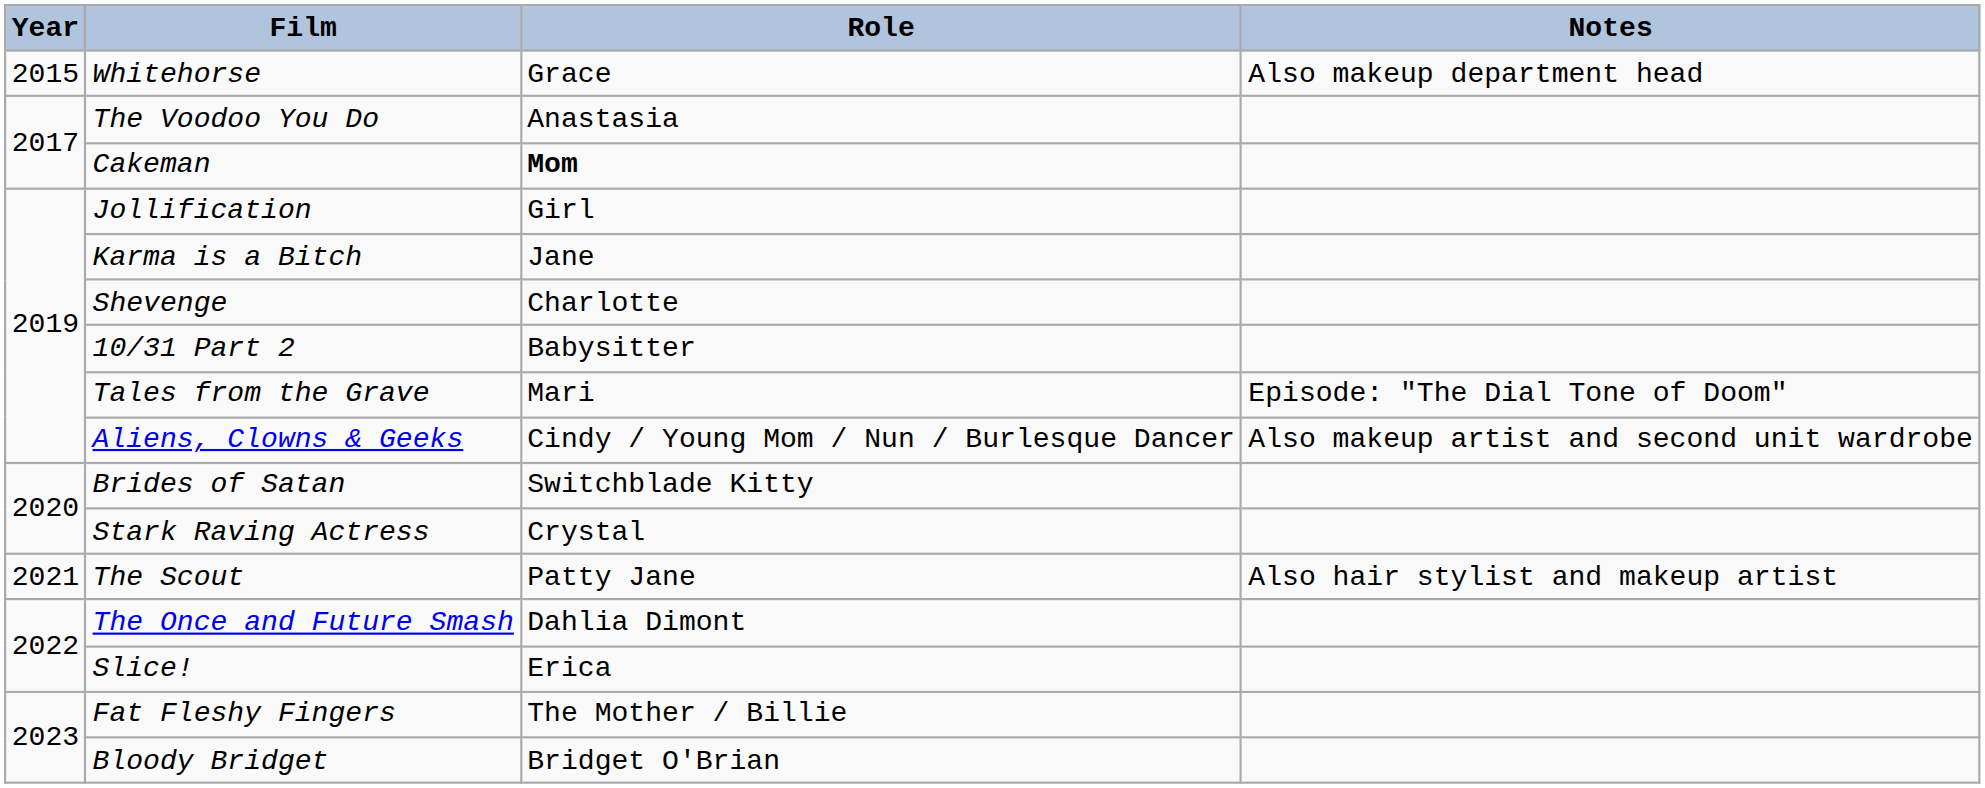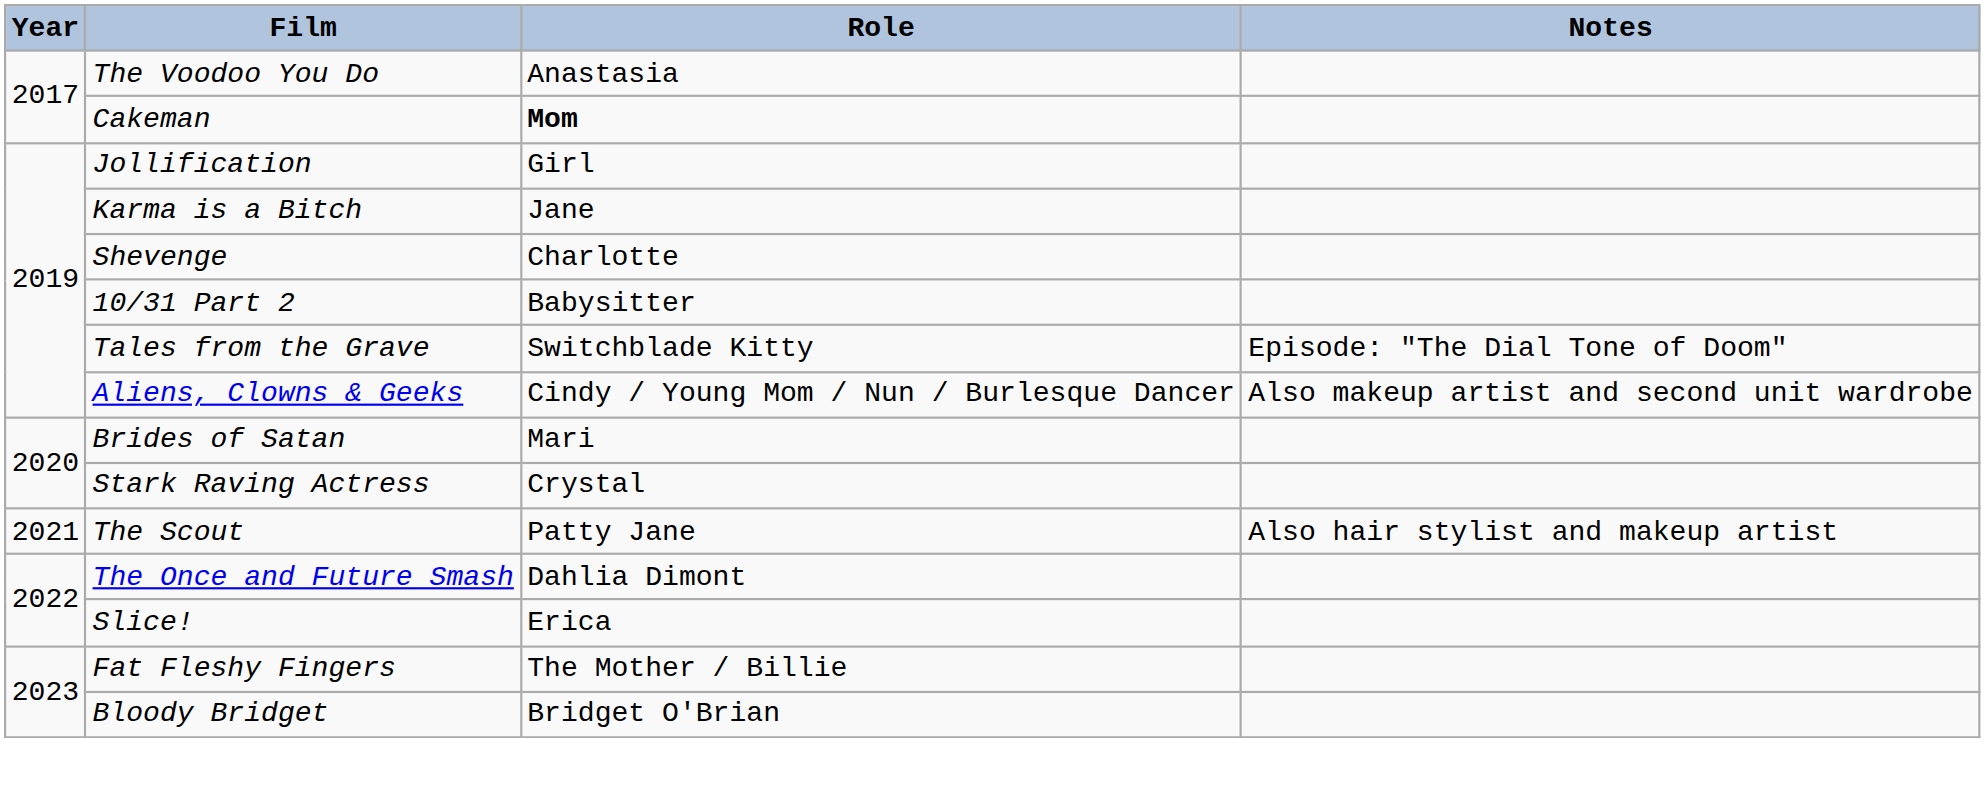- row: (177, 74)
(561, 394) Mari -> (670, 348) Switchblade Kitty
(670, 486) Switchblade Kitty -> (561, 440) Mari
